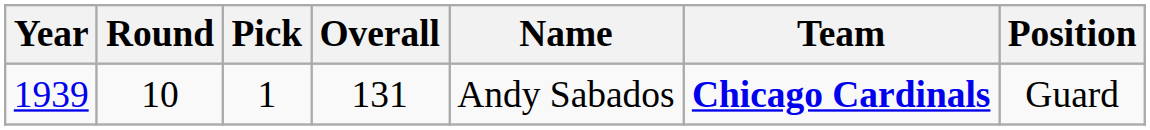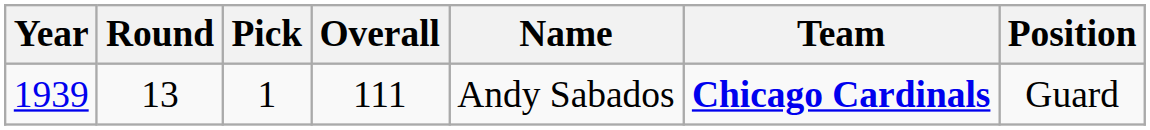(160, 93) 10 -> (160, 93) 13
(380, 93) 131 -> (380, 93) 111
